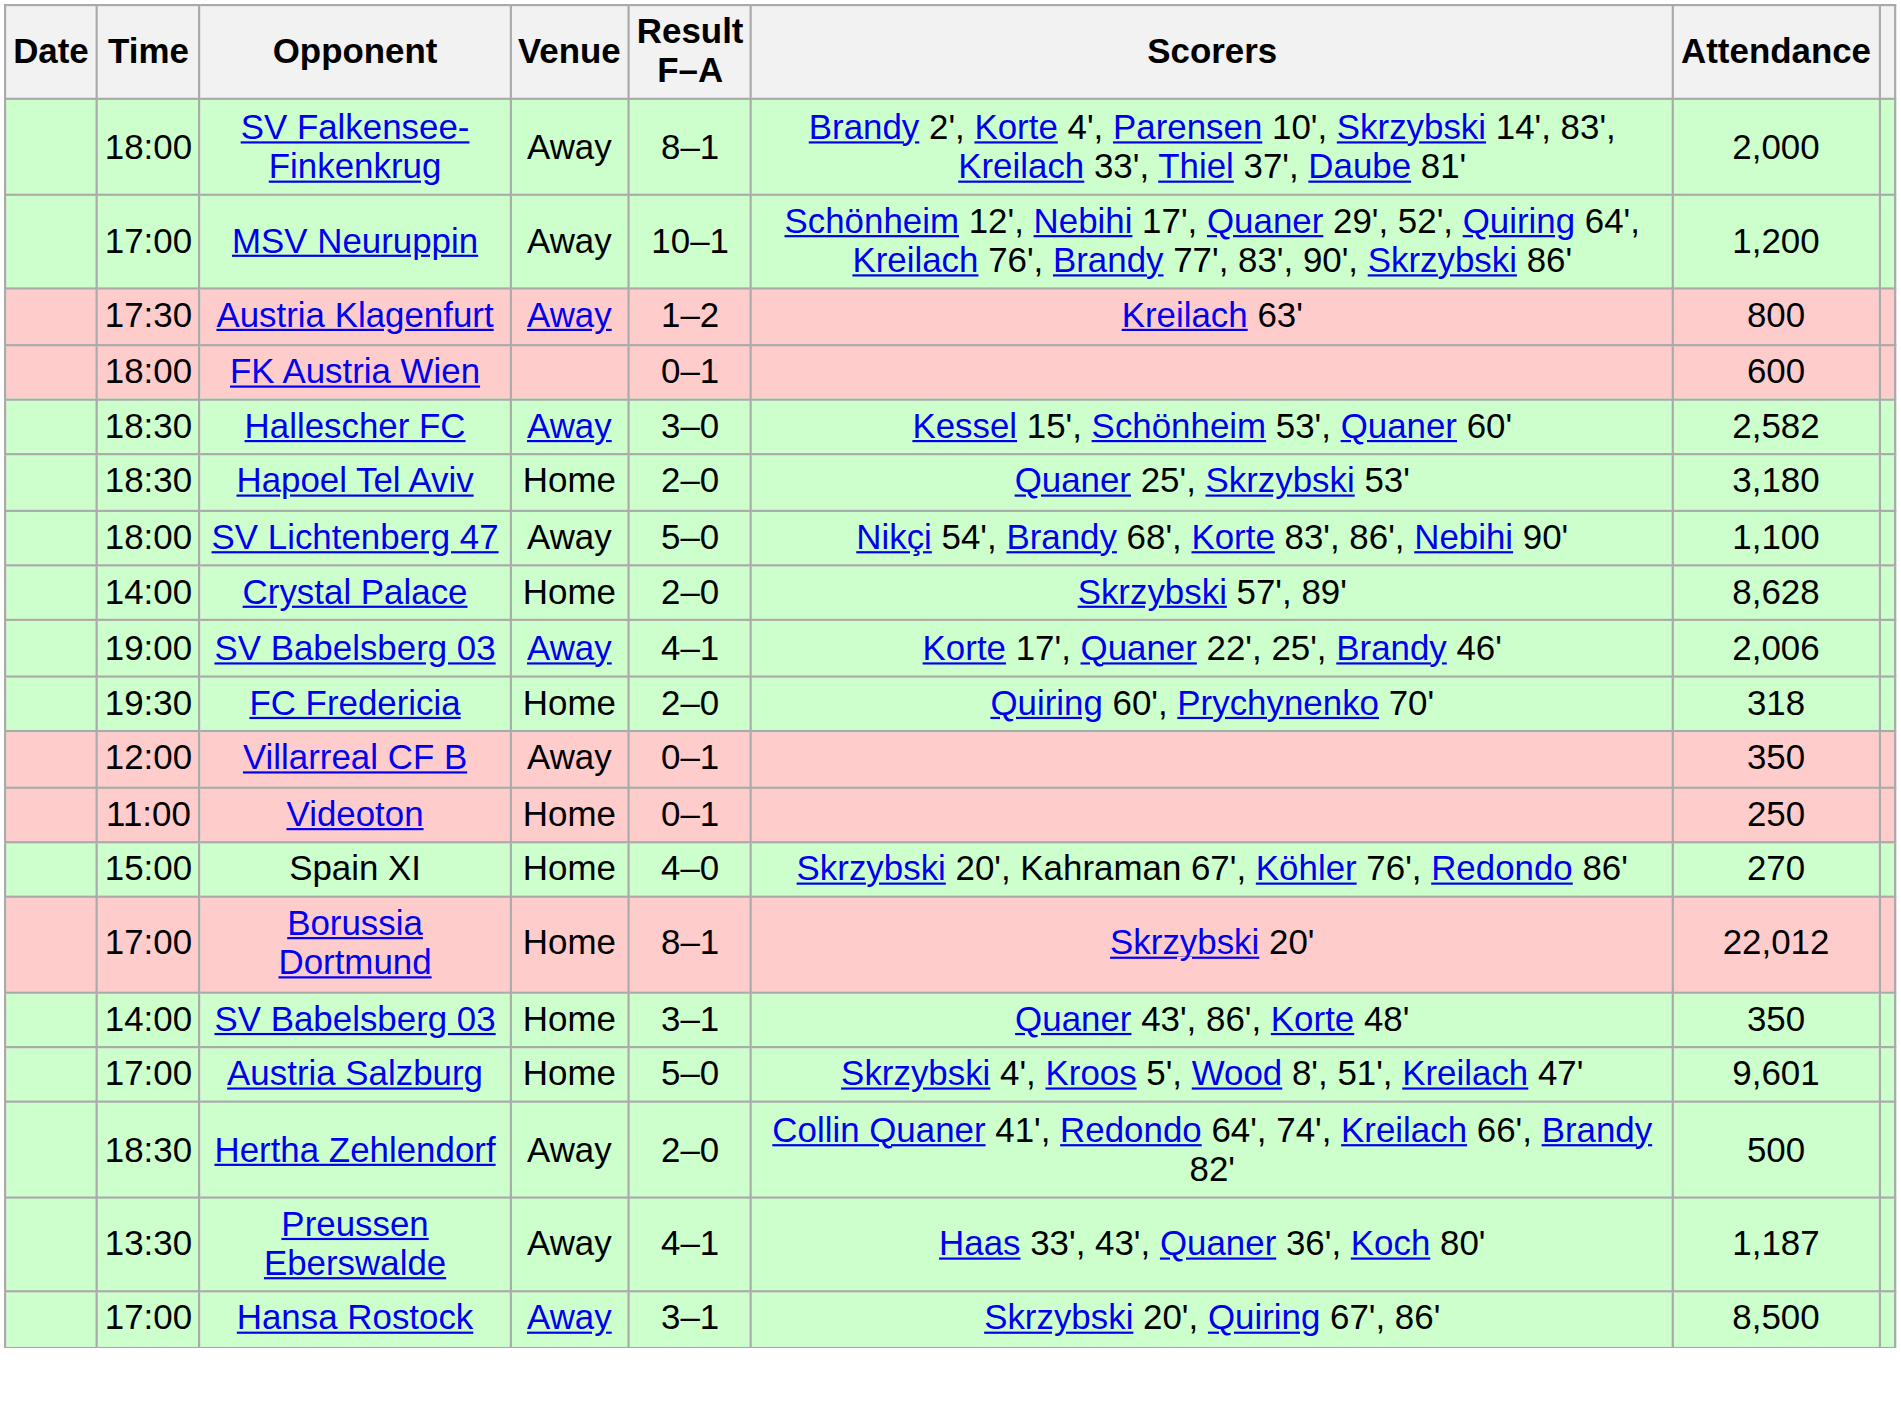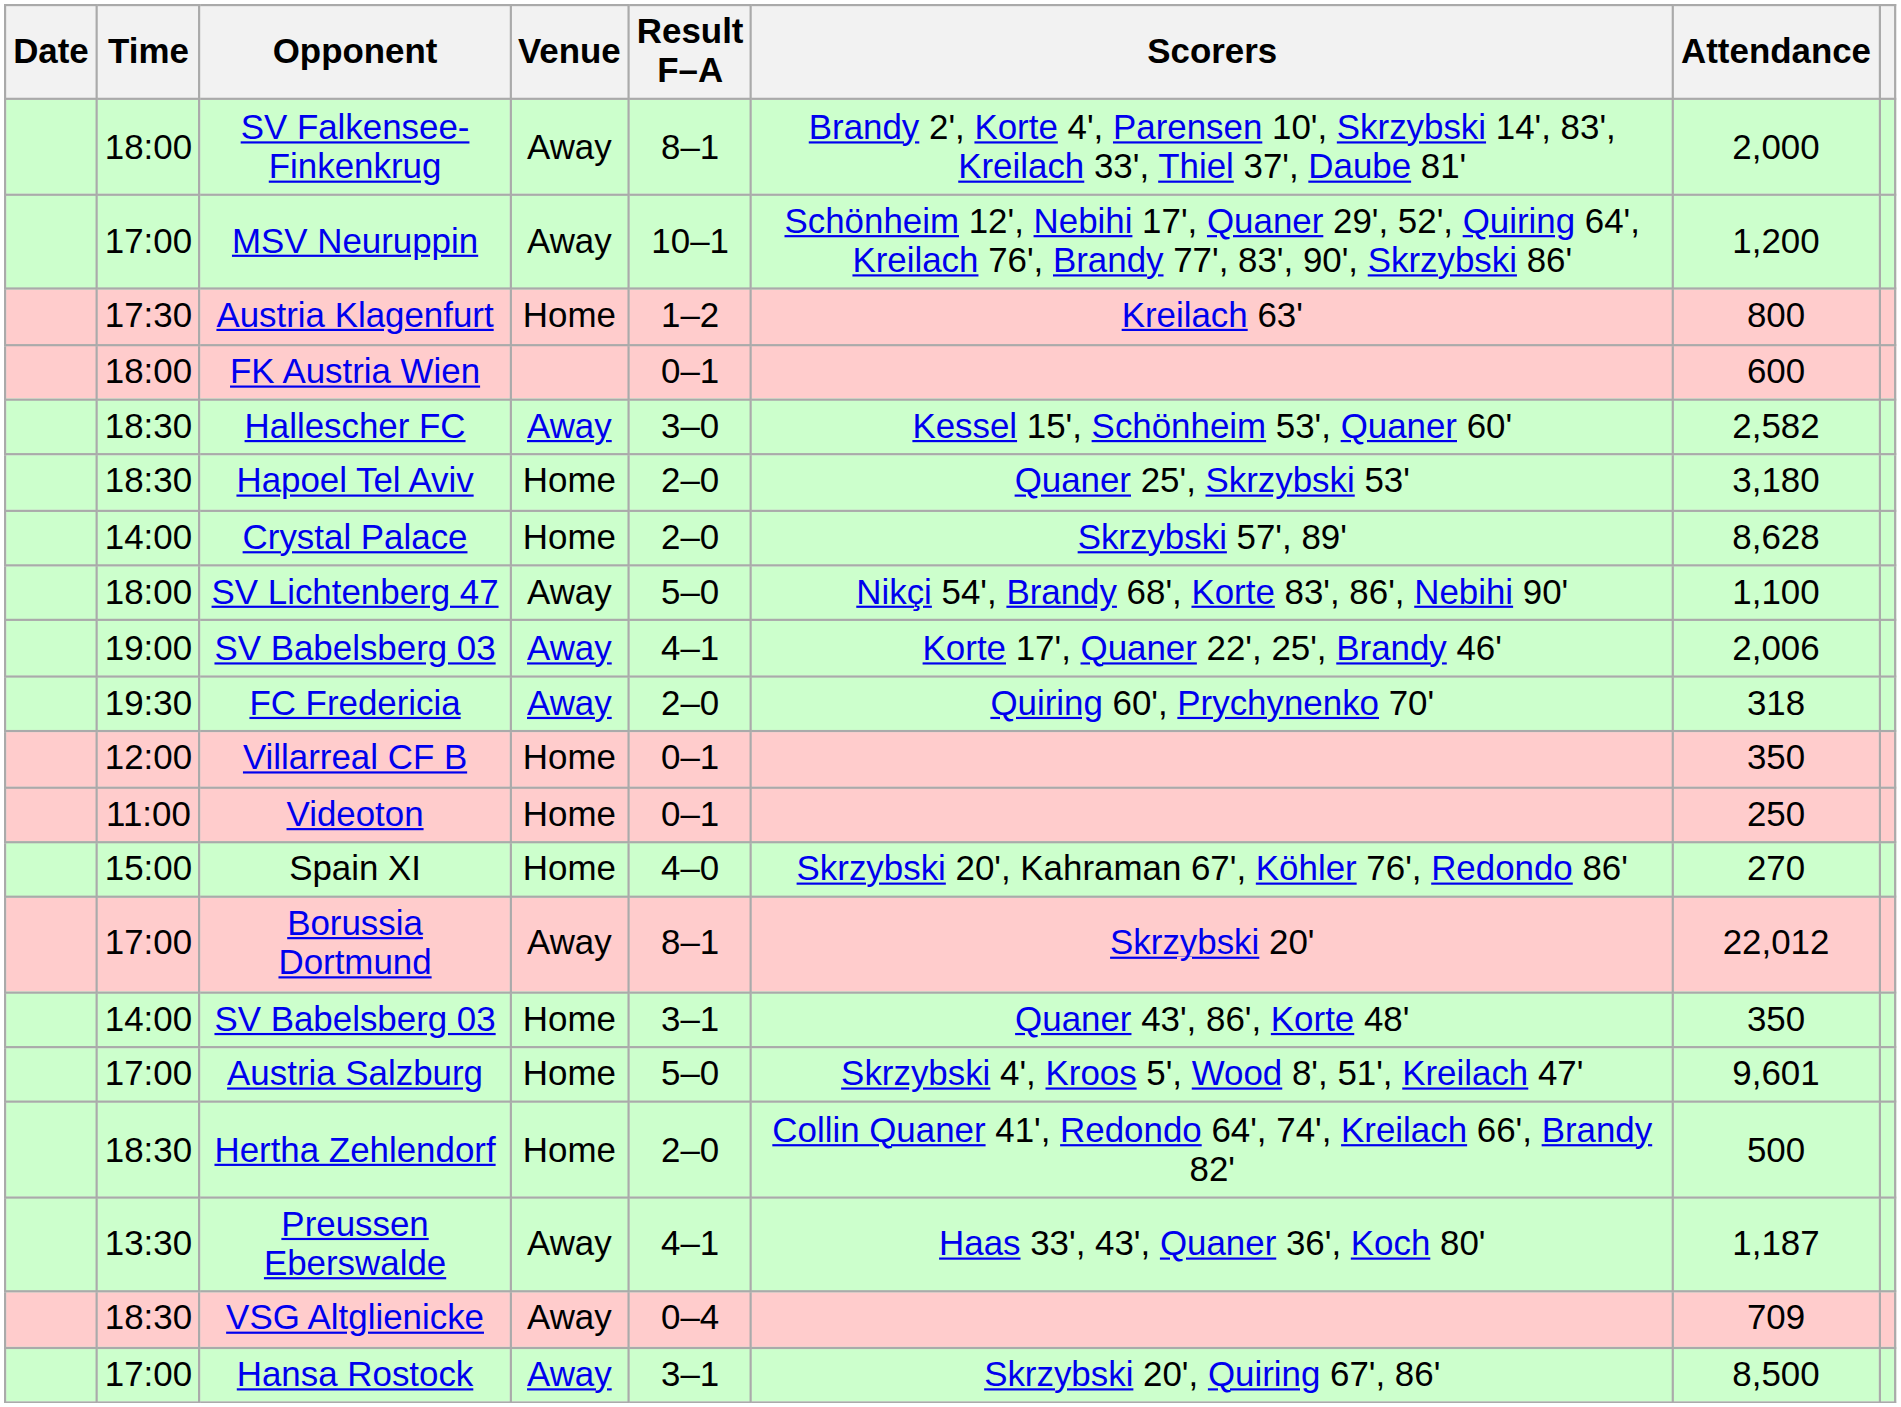(569, 315) Away -> (569, 315) Home
rows swapped: (148, 592) <-> (148, 537)
(569, 703) Home -> (569, 703) Away
(569, 758) Away -> (569, 758) Home
(569, 943) Home -> (569, 943) Away
(569, 1149) Away -> (569, 1149) Home
+ row: (148, 1318)
